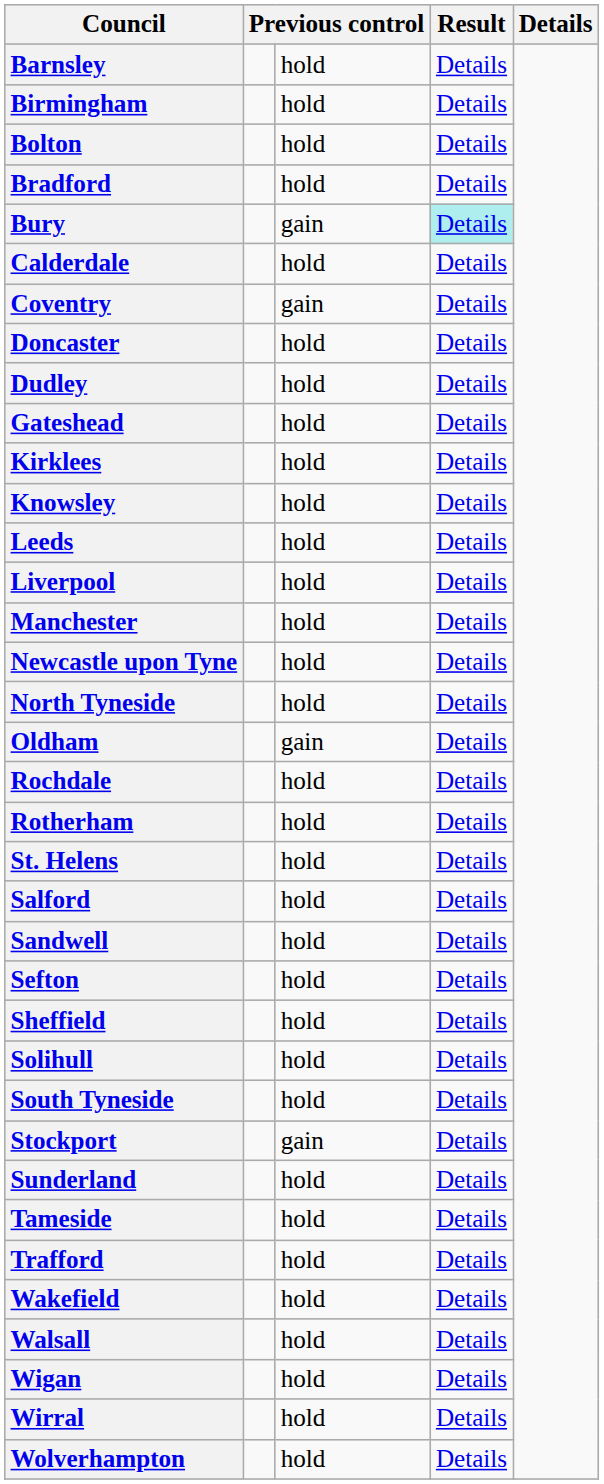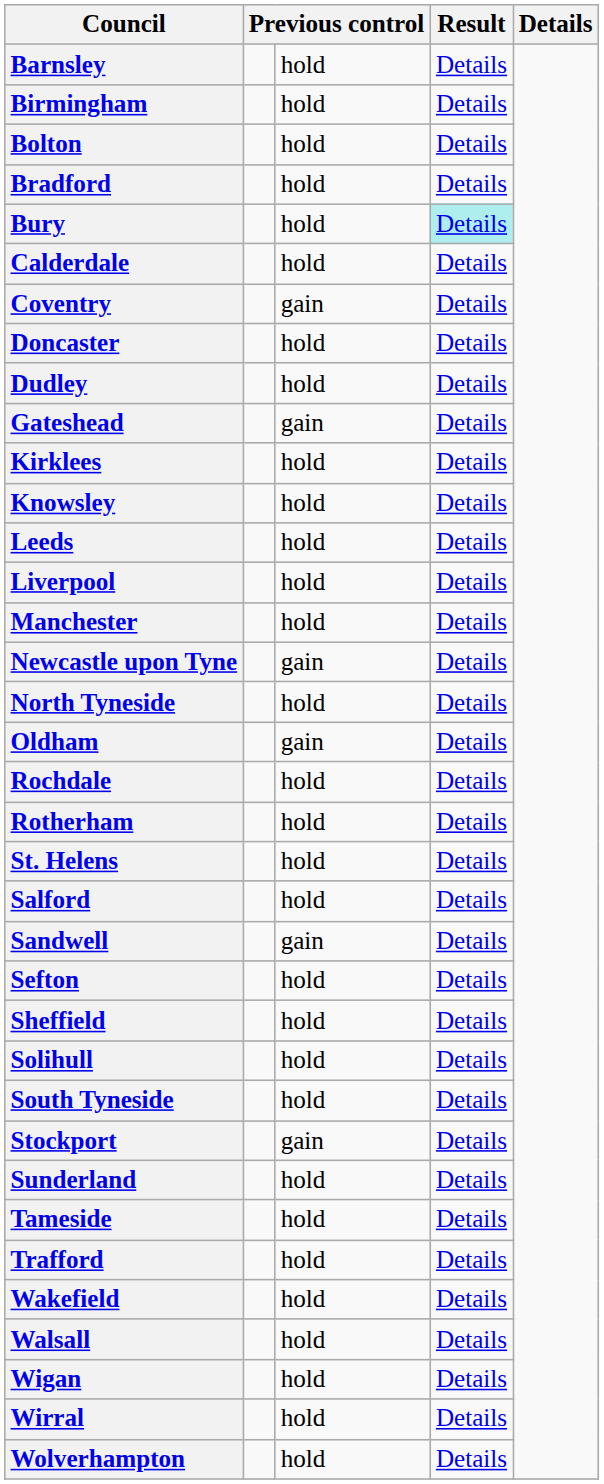(302, 223) gain -> (303, 223) hold
(303, 422) hold -> (302, 422) gain
(303, 661) hold -> (302, 661) gain
(303, 940) hold -> (302, 940) gain
